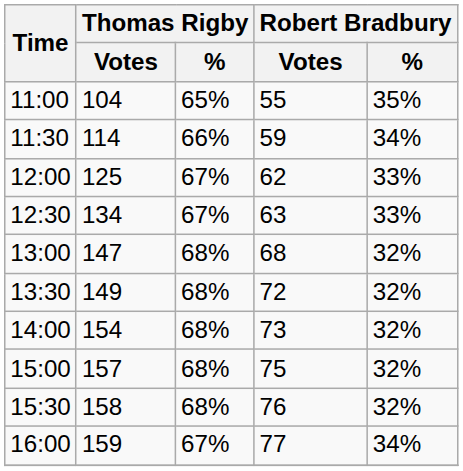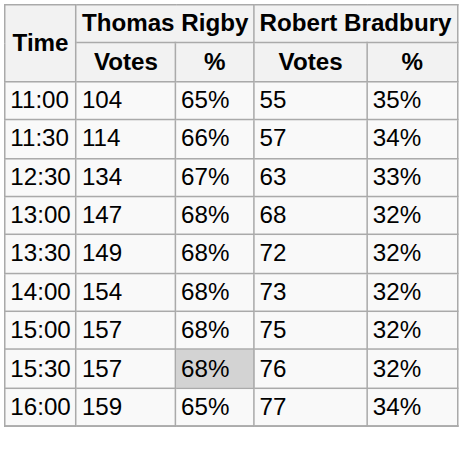(273, 138) 59 -> (273, 138) 57
- row: (41, 176)
(102, 406) 158 -> (102, 368) 157
(205, 406) no background -> (205, 368) lightgrey background
(205, 445) 67% -> (205, 406) 65%
